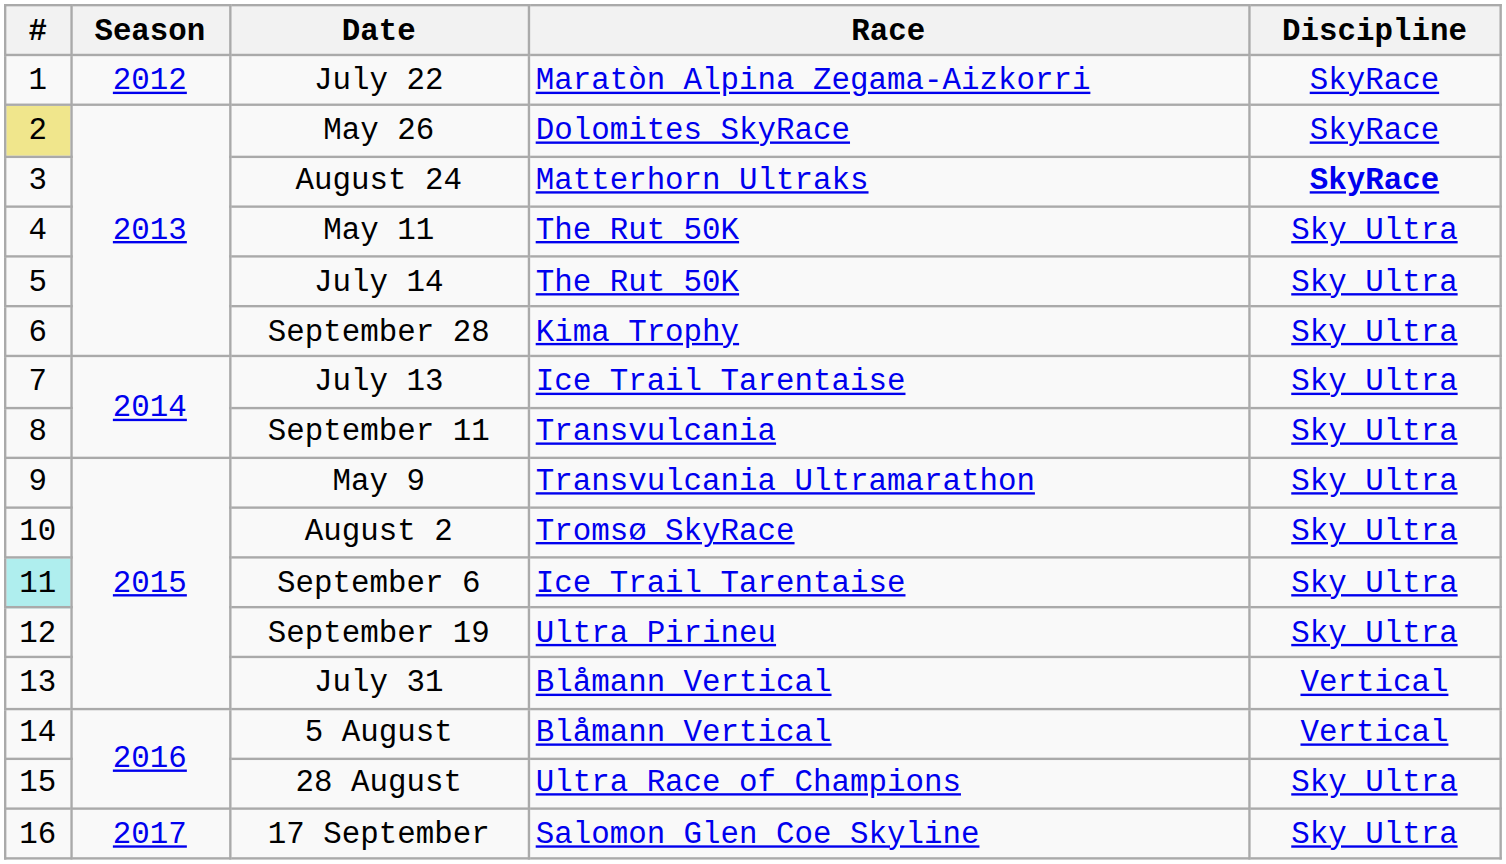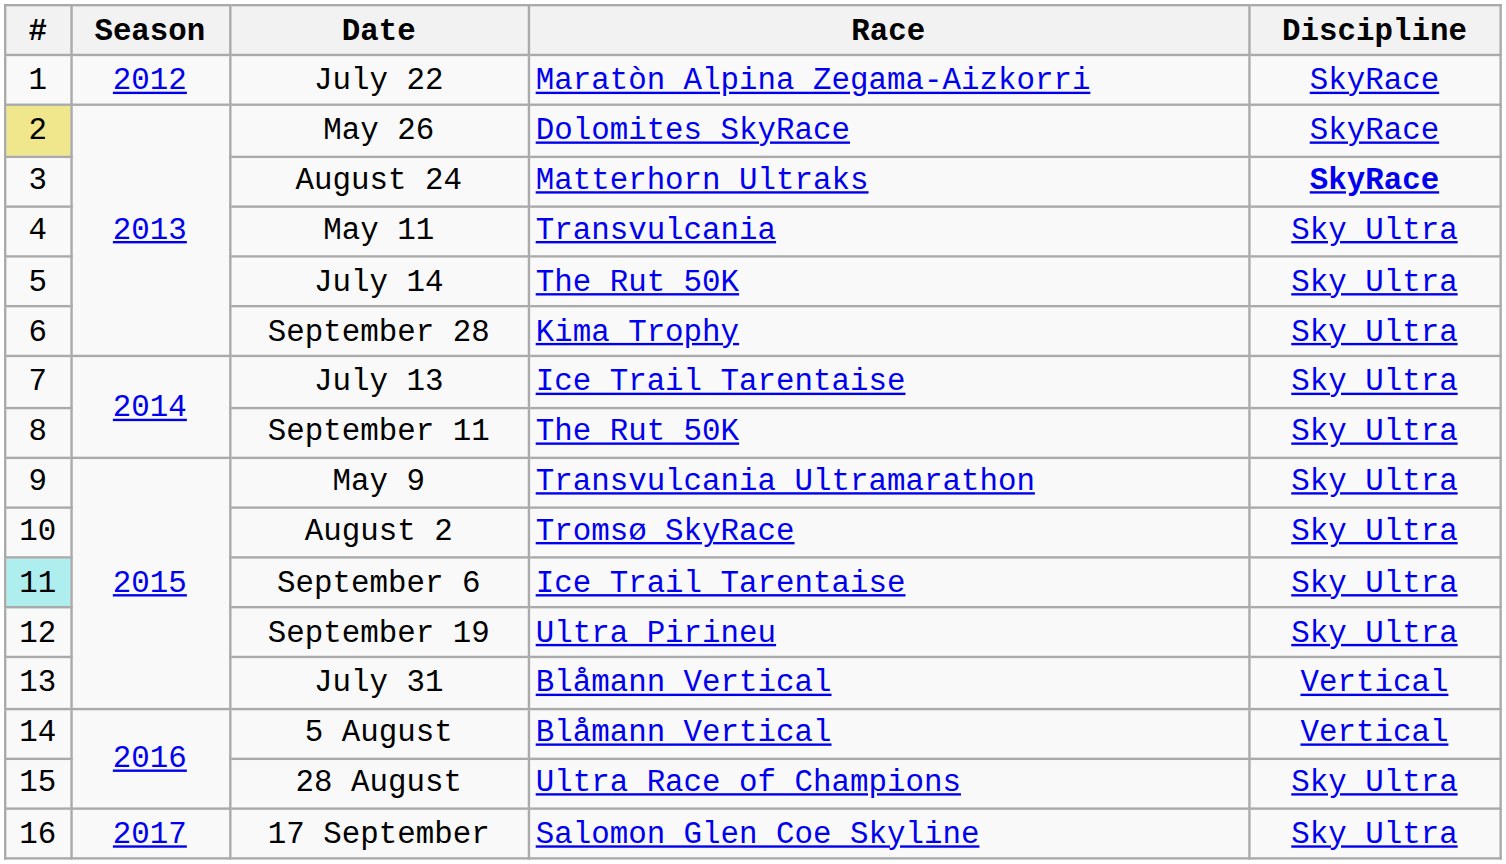(637, 231) The Rut 50K -> (656, 231) Transvulcania
(656, 432) Transvulcania -> (637, 432) The Rut 50K
